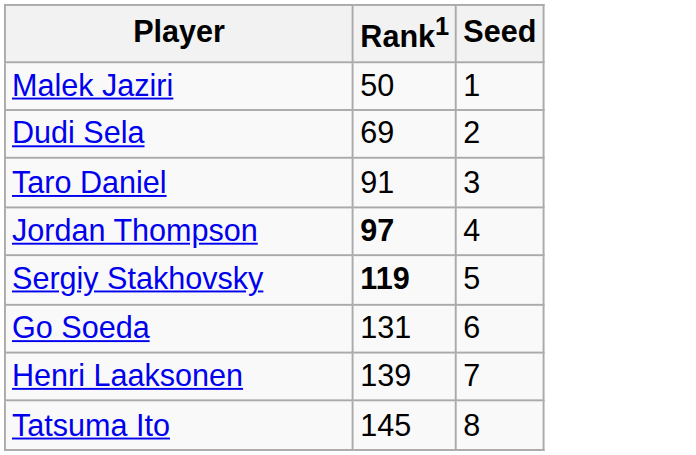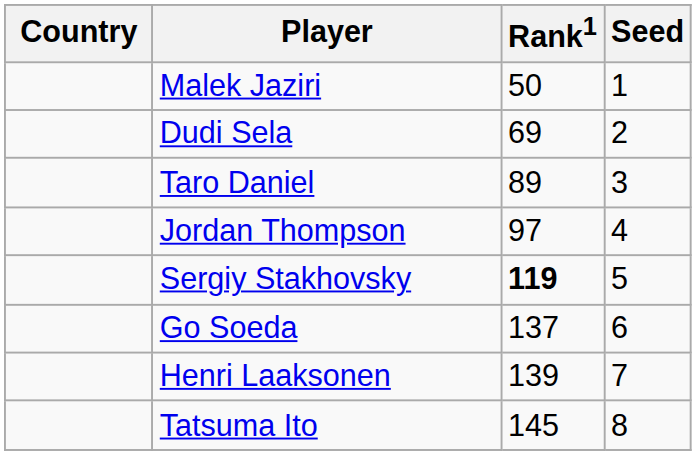+ column: (79, 32)
(377, 182) 91 -> (525, 182) 89
(377, 230) bold -> (525, 230) normal
(386, 327) 131 -> (534, 327) 137
